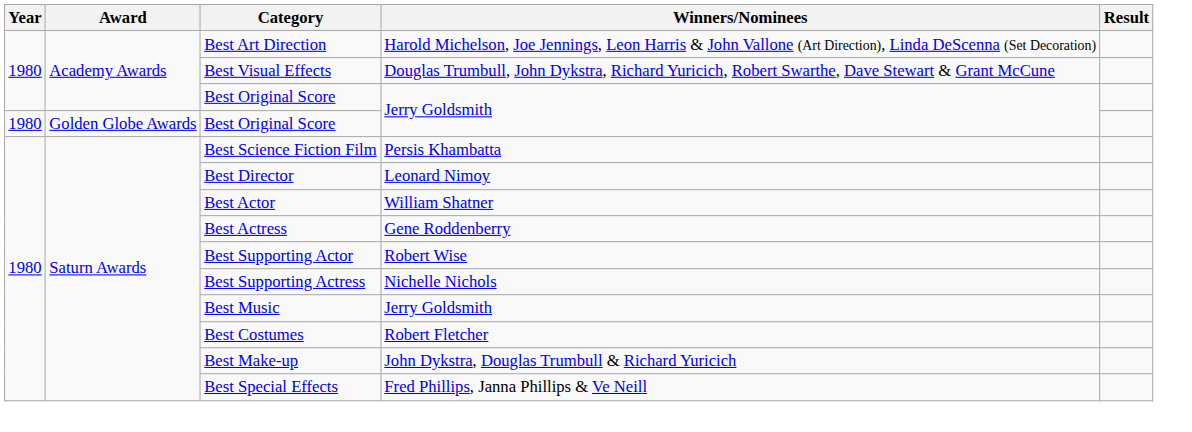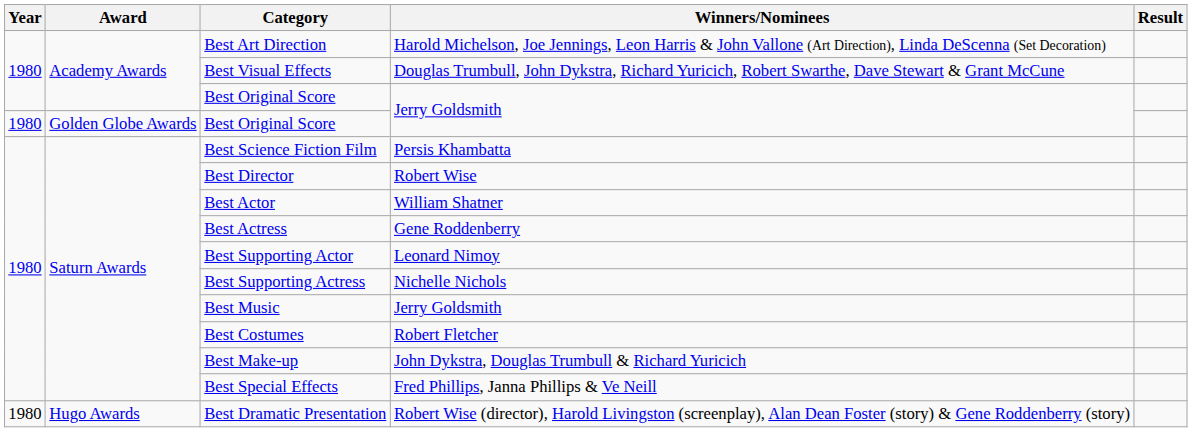(437, 176) Leonard Nimoy -> (435, 176) Robert Wise
(426, 255) Robert Wise -> (447, 255) Leonard Nimoy
+ row: (95, 413)
